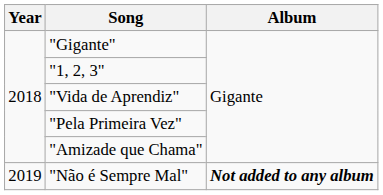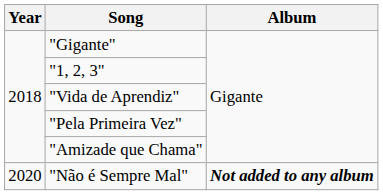(25, 176) 2019 -> (25, 176) 2020
